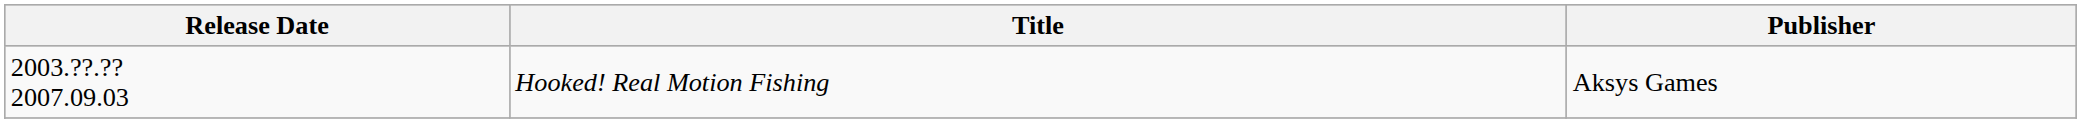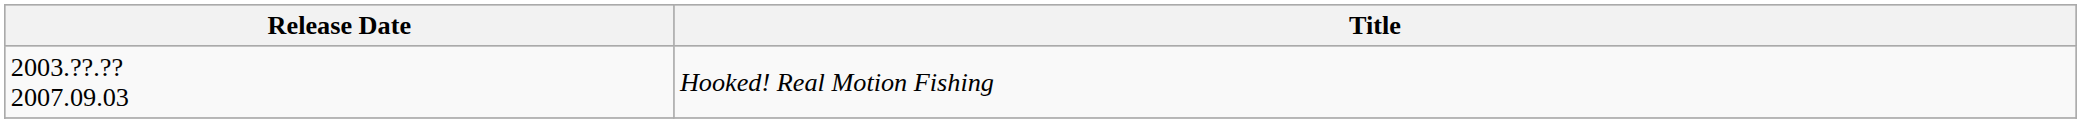- column: (1821, 25)
